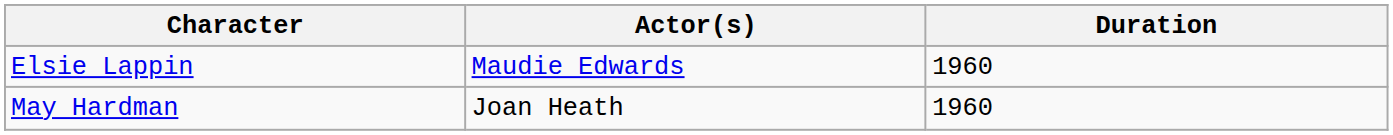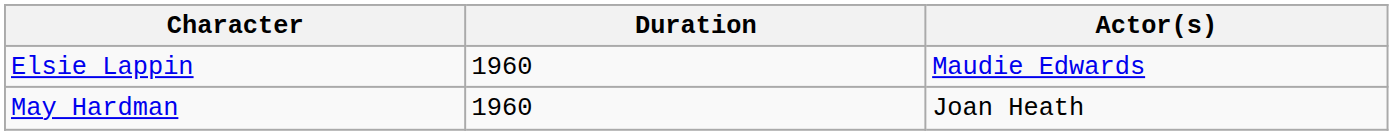columns swapped: (696, 26) <-> (1156, 26)
